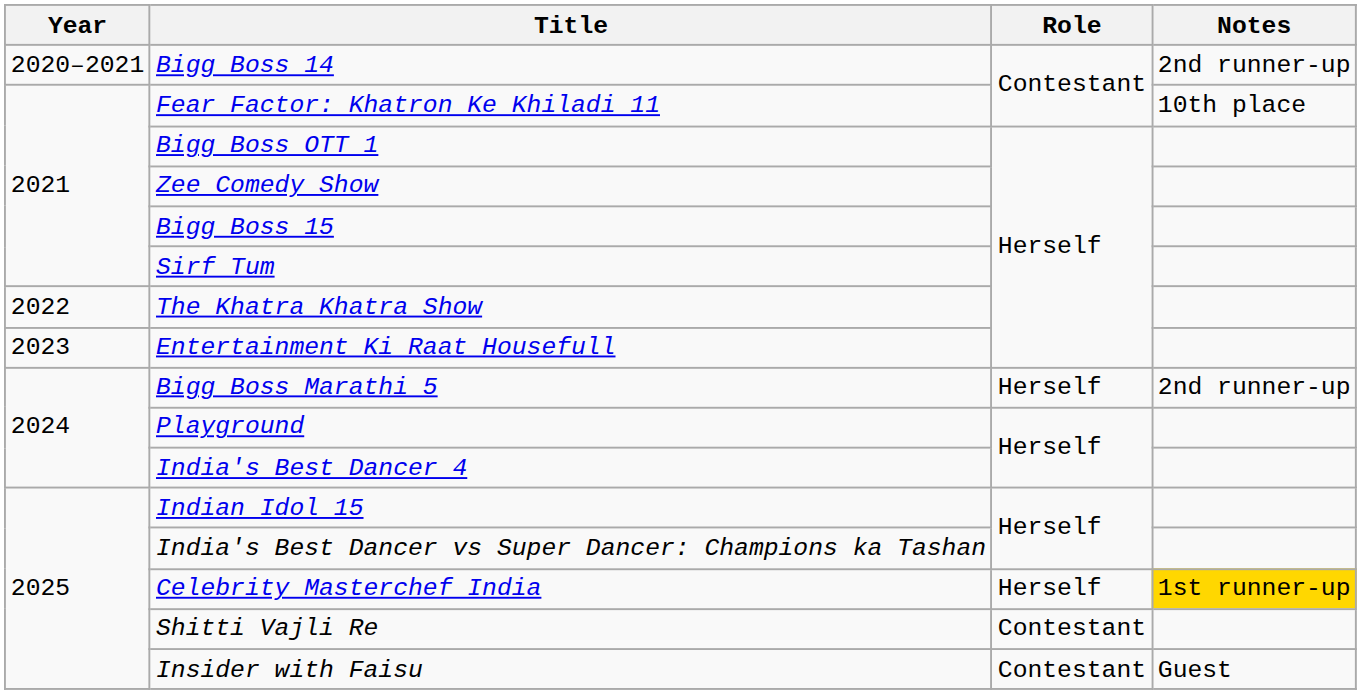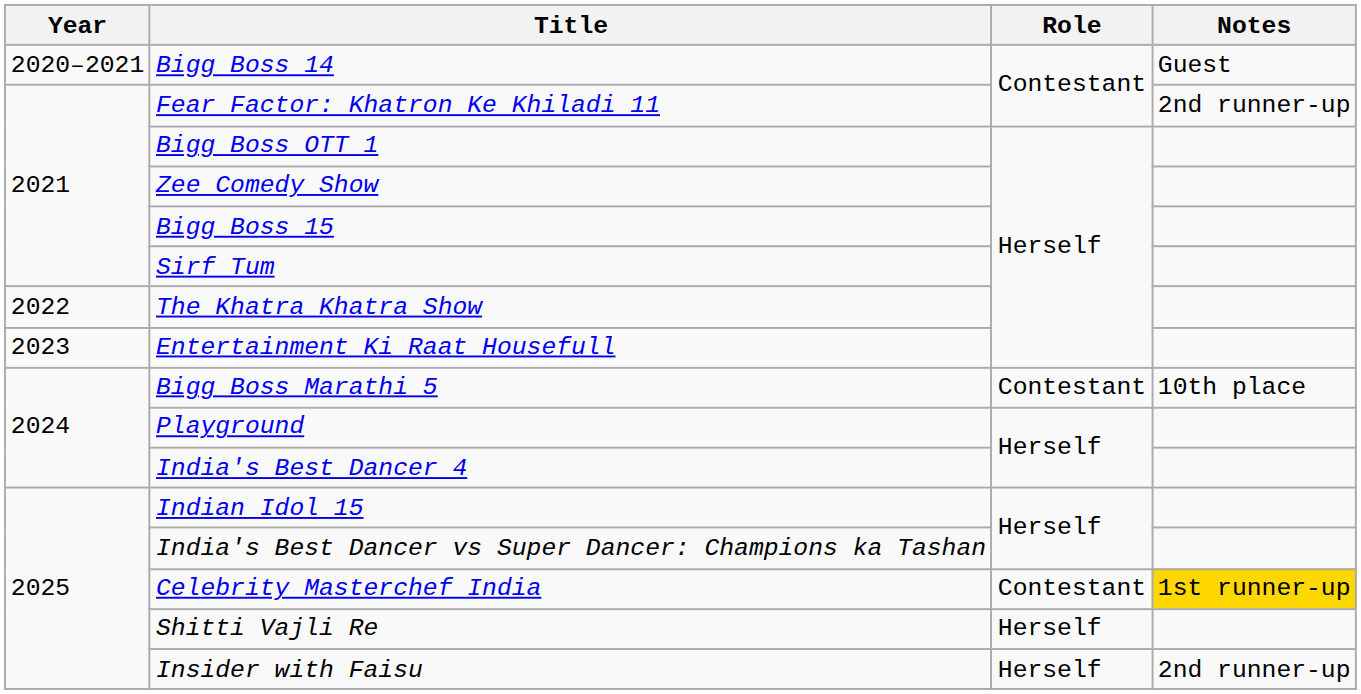(1254, 65) 2nd runner-up -> (1195, 65) Guest
(1232, 106) 10th place -> (1254, 106) 2nd runner-up
(1050, 387) Herself -> (1072, 387) Contestant
(1254, 387) 2nd runner-up -> (1232, 387) 10th place
(1050, 589) Herself -> (1072, 589) Contestant
(1072, 629) Contestant -> (1050, 629) Herself
(1072, 669) Contestant -> (1050, 669) Herself
(1195, 669) Guest -> (1254, 669) 2nd runner-up
